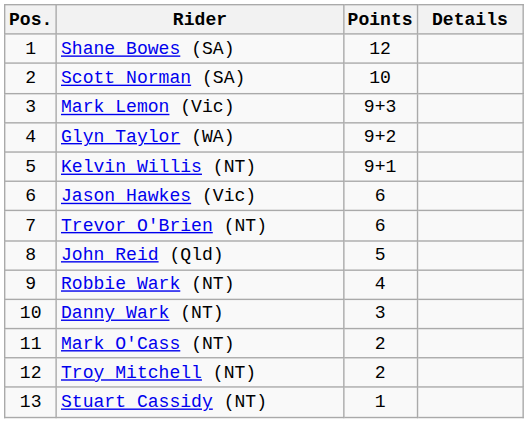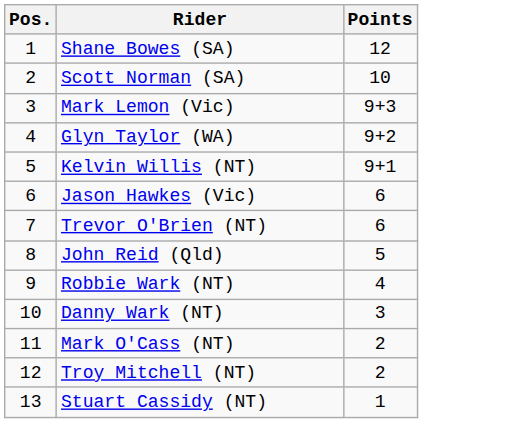- column: (470, 19)
